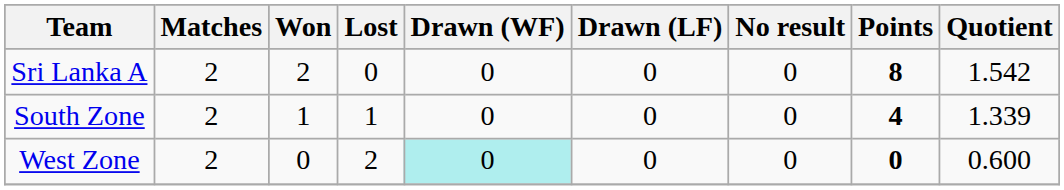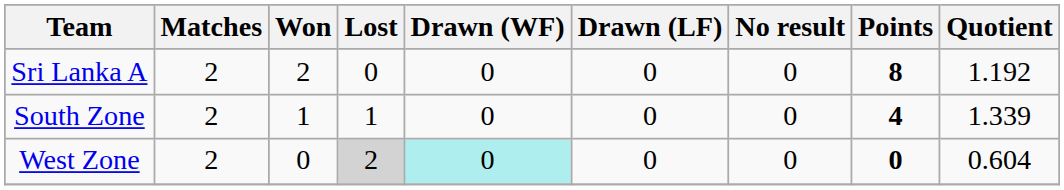(999, 71) 1.542 -> (999, 71) 1.192
(371, 160) no background -> (371, 160) lightgrey background
(999, 160) 0.600 -> (999, 160) 0.604
